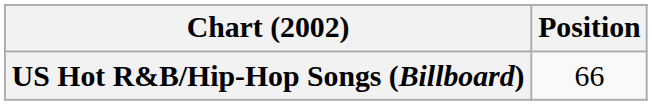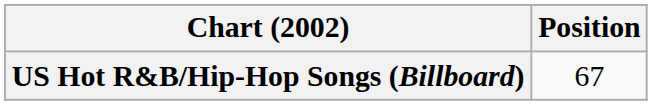(589, 75) 66 -> (589, 75) 67
